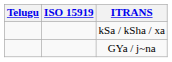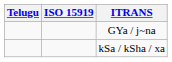rows swapped: (132, 30) <-> (132, 48)
